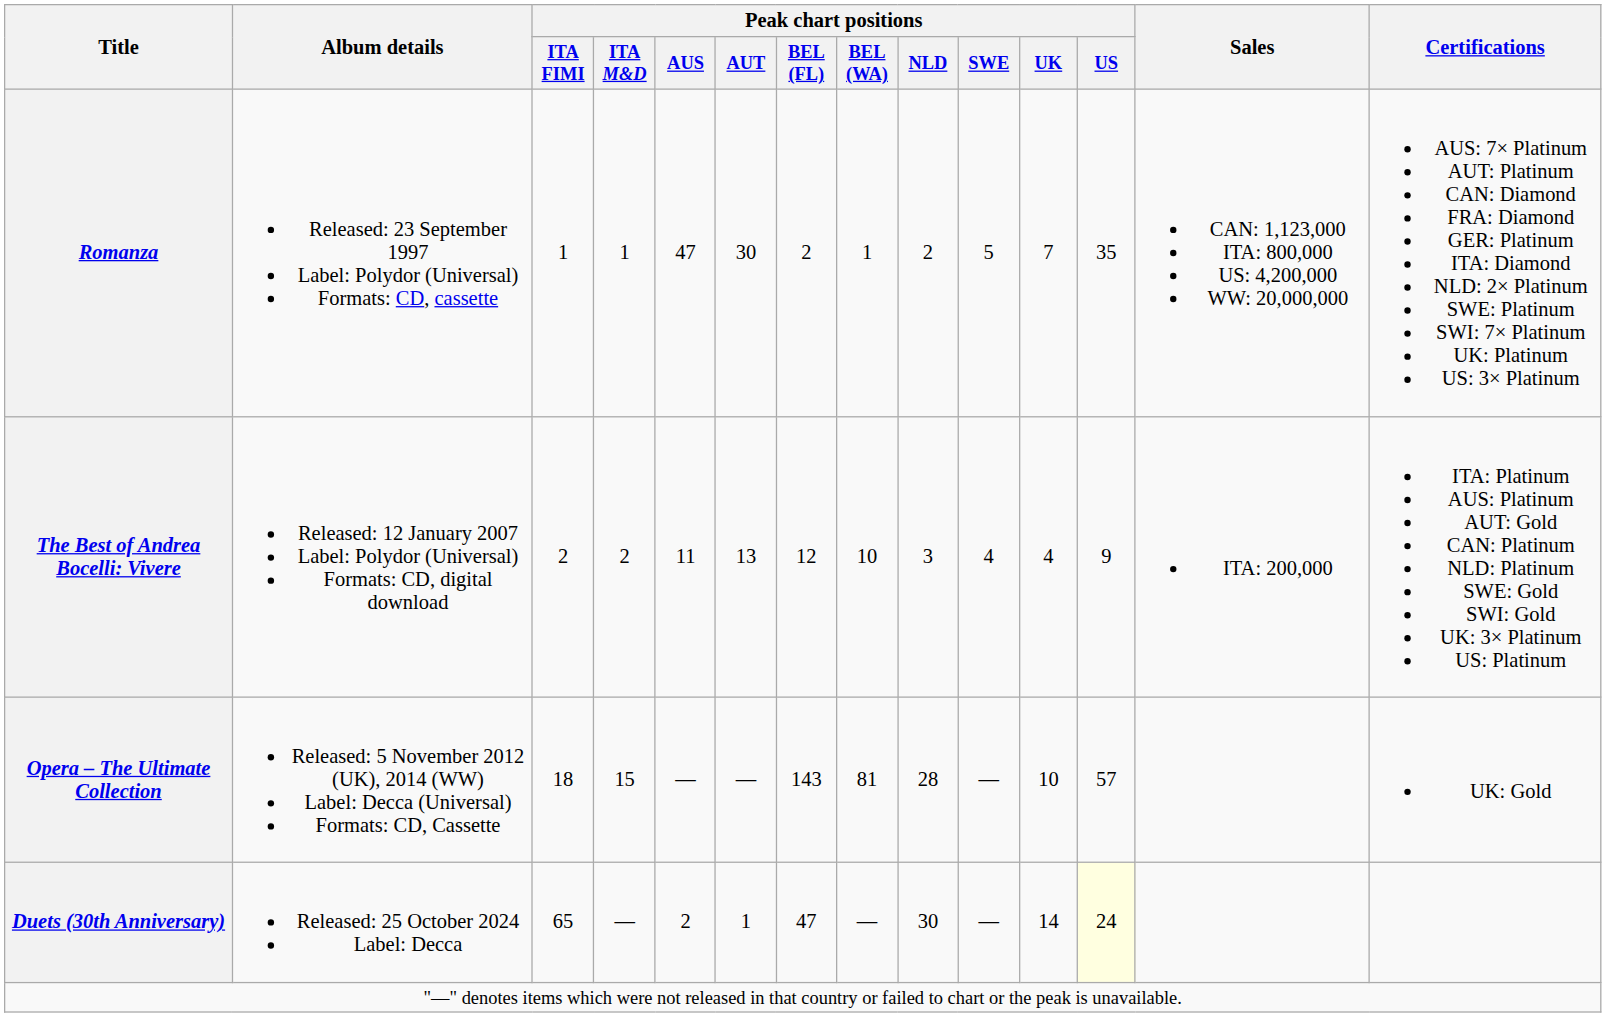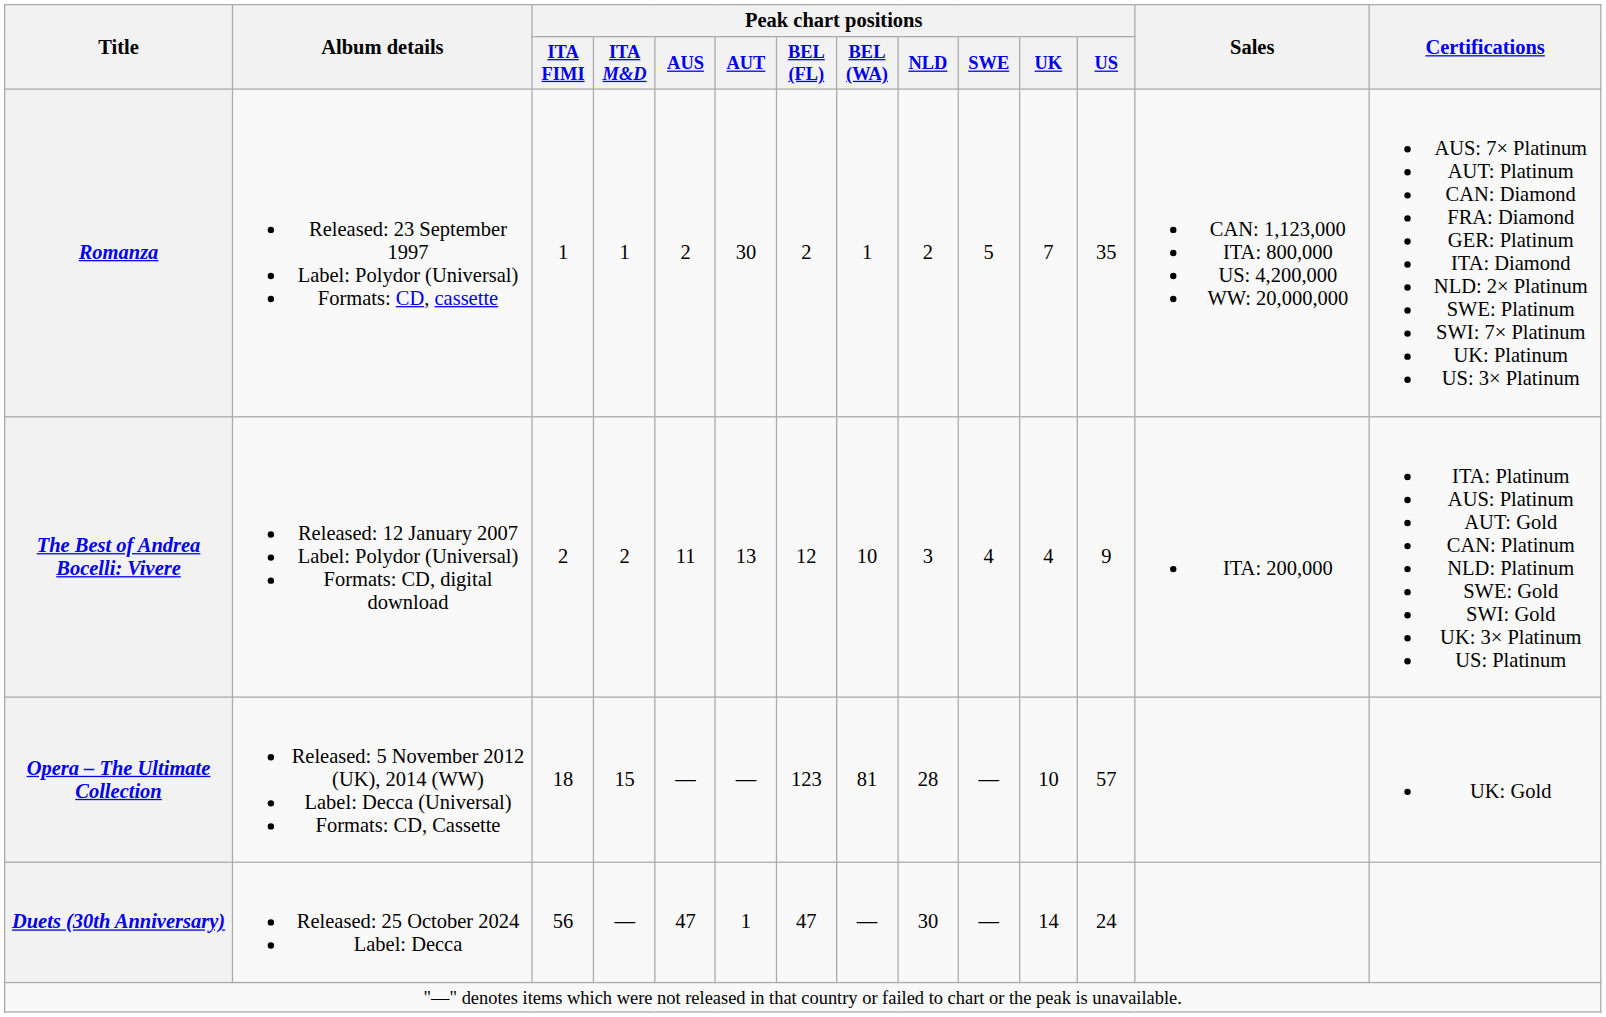(686, 252) 47 -> (686, 252) 2
(806, 779) 143 -> (806, 779) 123
(563, 922) 65 -> (563, 922) 56
(686, 922) 2 -> (686, 922) 47
(1106, 922) lightyellow background -> (1106, 922) no background
